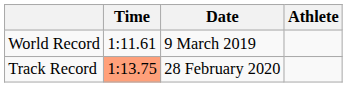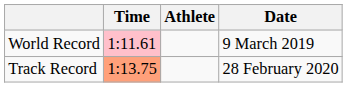columns swapped: (313, 17) <-> (222, 17)
(132, 43) no background -> (132, 43) pink background
